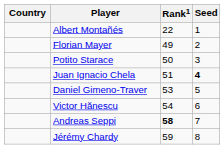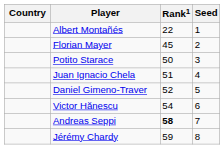(168, 45) 49 -> (168, 45) 45
(197, 75) bold -> (197, 75) normal
(168, 90) 53 -> (168, 90) 52
